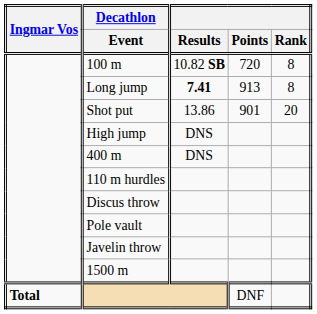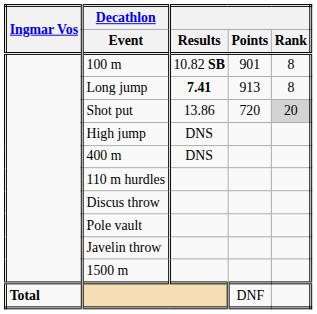(250, 65) 720 -> (250, 65) 901
(250, 111) 901 -> (250, 111) 720
(291, 111) no background -> (291, 111) lightgrey background
